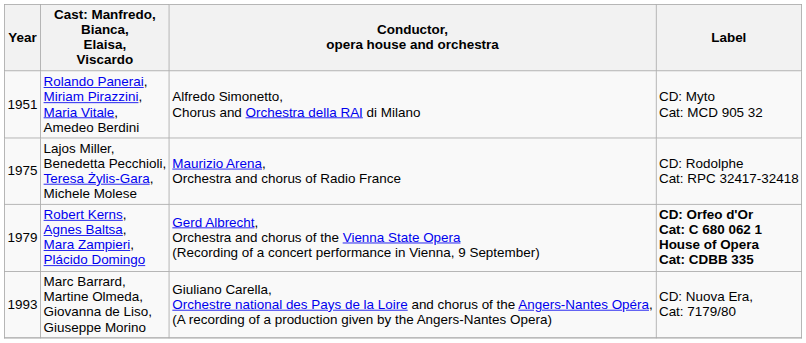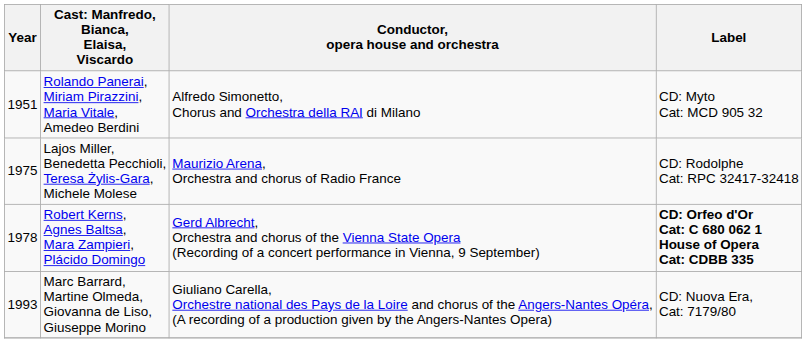(22, 237) 1979 -> (22, 237) 1978
